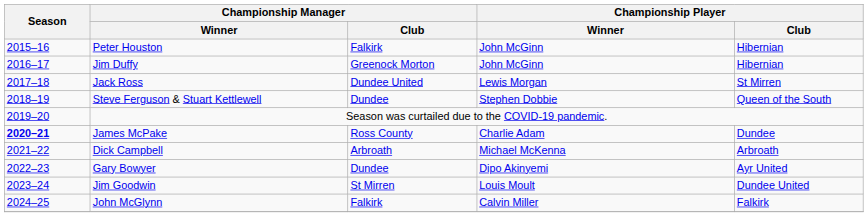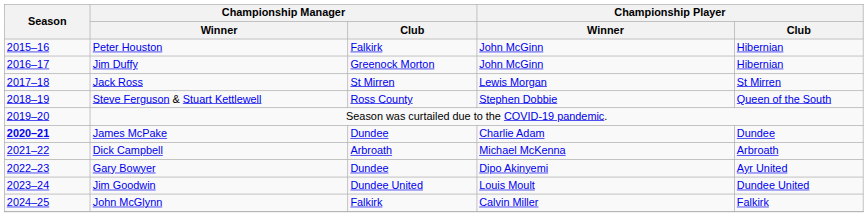(387, 82) Dundee United -> (372, 82) St Mirren
(369, 99) Dundee -> (382, 99) Ross County
(382, 133) Ross County -> (369, 133) Dundee
(372, 185) St Mirren -> (387, 185) Dundee United
